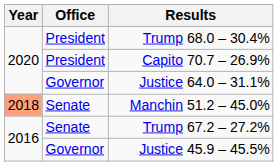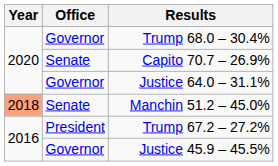(75, 37) President -> (75, 37) Governor
(75, 60) President -> (68, 60) Senate
(68, 127) Senate -> (75, 127) President
